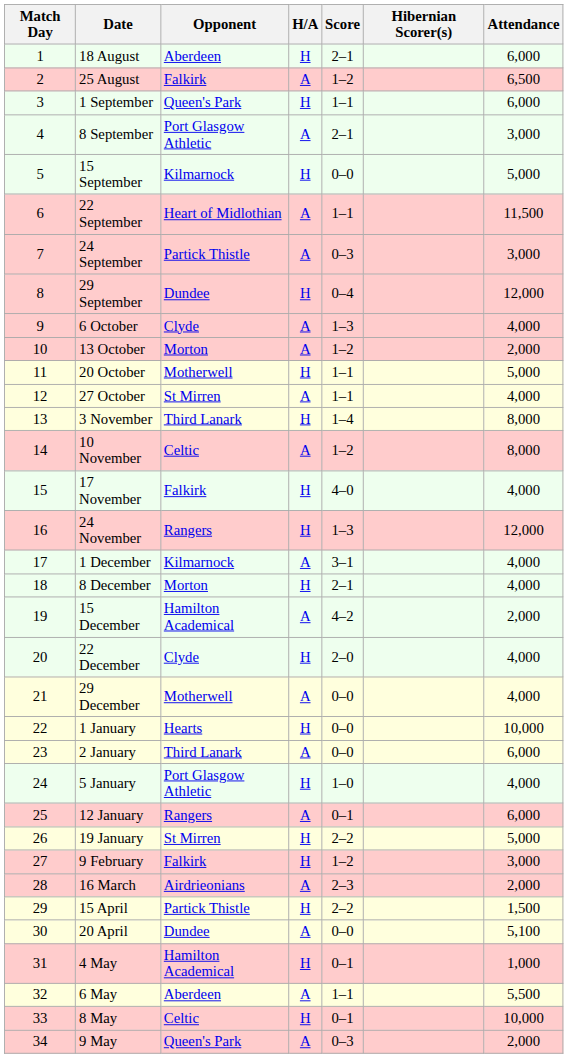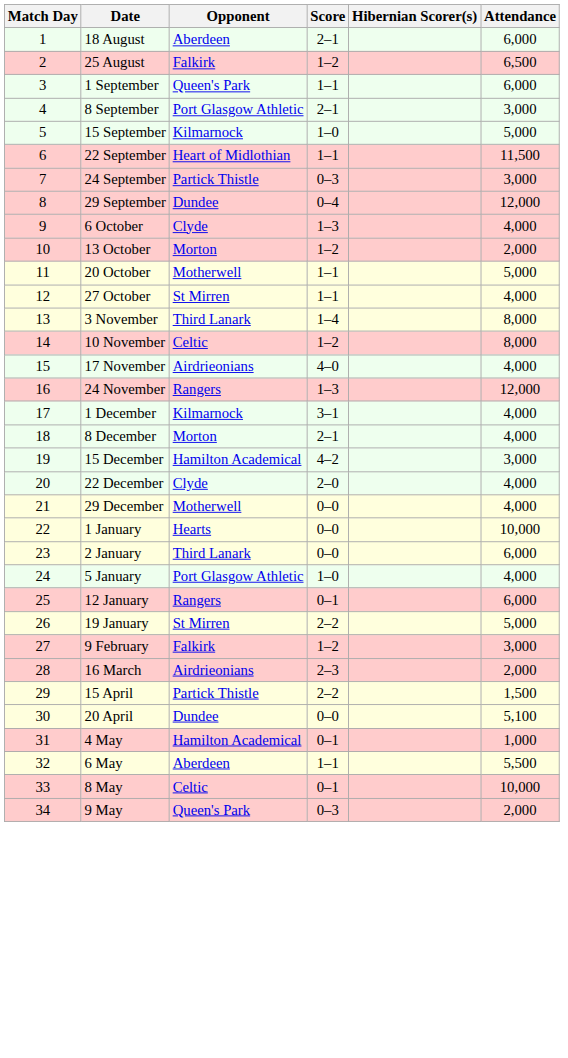- column: (305, 24)
(343, 174) 0–0 -> (328, 132) 1–0
(185, 490) Falkirk -> (213, 366) Airdrieonians
(524, 617) 2,000 -> (520, 459) 3,000
